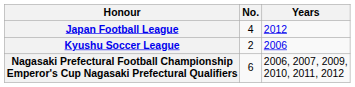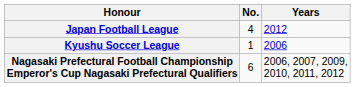(251, 45) 2 -> (251, 45) 1
